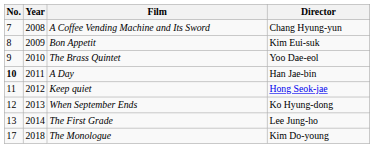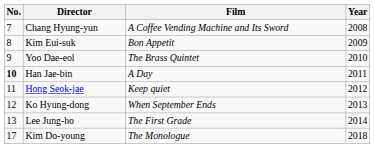columns swapped: (35, 12) <-> (318, 12)
